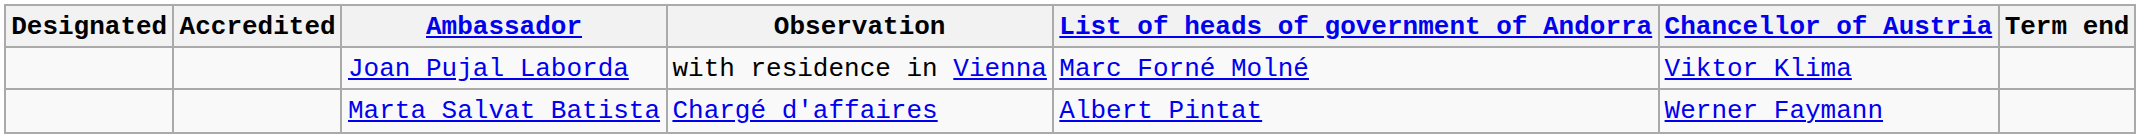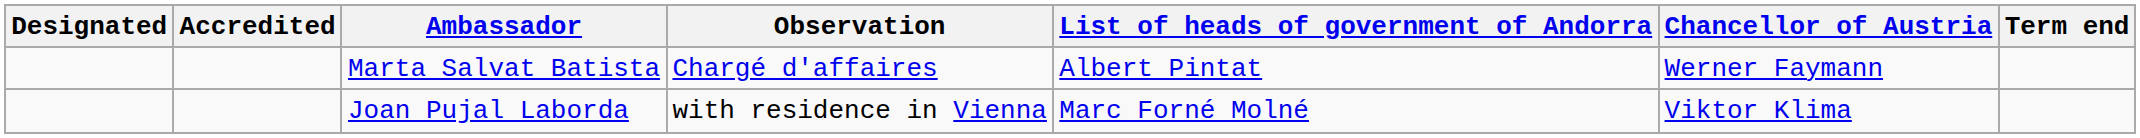rows swapped: (488, 69) <-> (504, 111)
